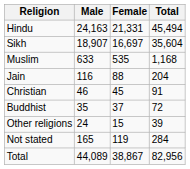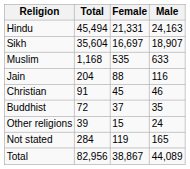columns swapped: (167, 12) <-> (92, 12)
